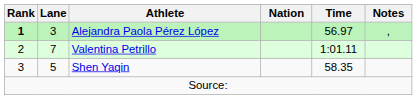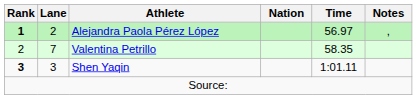(53, 31) 3 -> (53, 31) 2
(339, 49) 1:01.11 -> (339, 49) 58.35
(21, 67) normal -> (21, 67) bold
(53, 67) 5 -> (53, 67) 3
(339, 67) 58.35 -> (339, 67) 1:01.11
